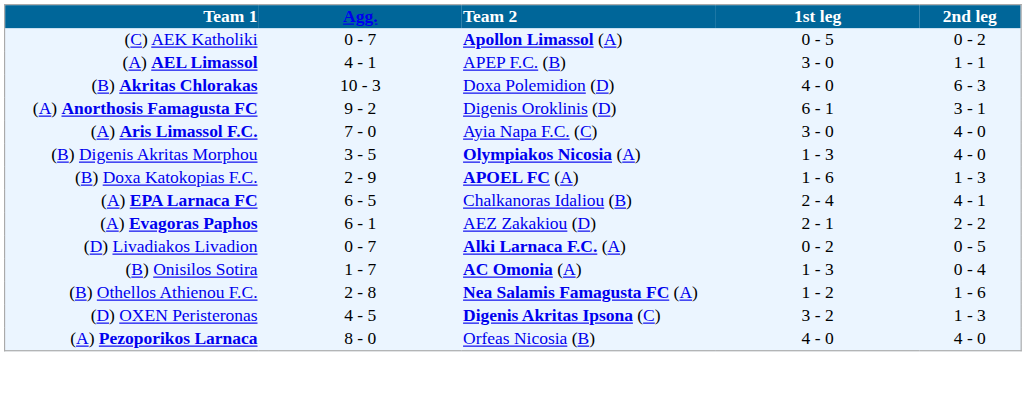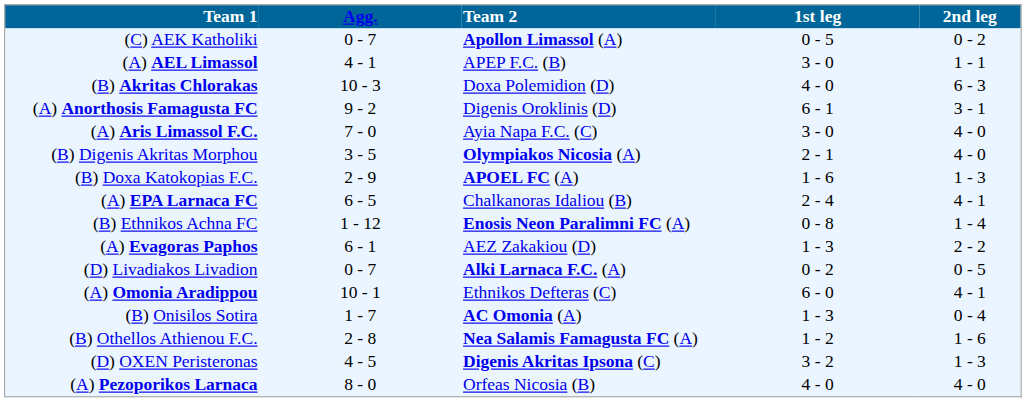(818, 154) 1 - 3 -> (818, 154) 2 - 1
+ row: (175, 223)
(818, 223) 2 - 1 -> (818, 246) 1 - 3
+ row: (171, 292)
